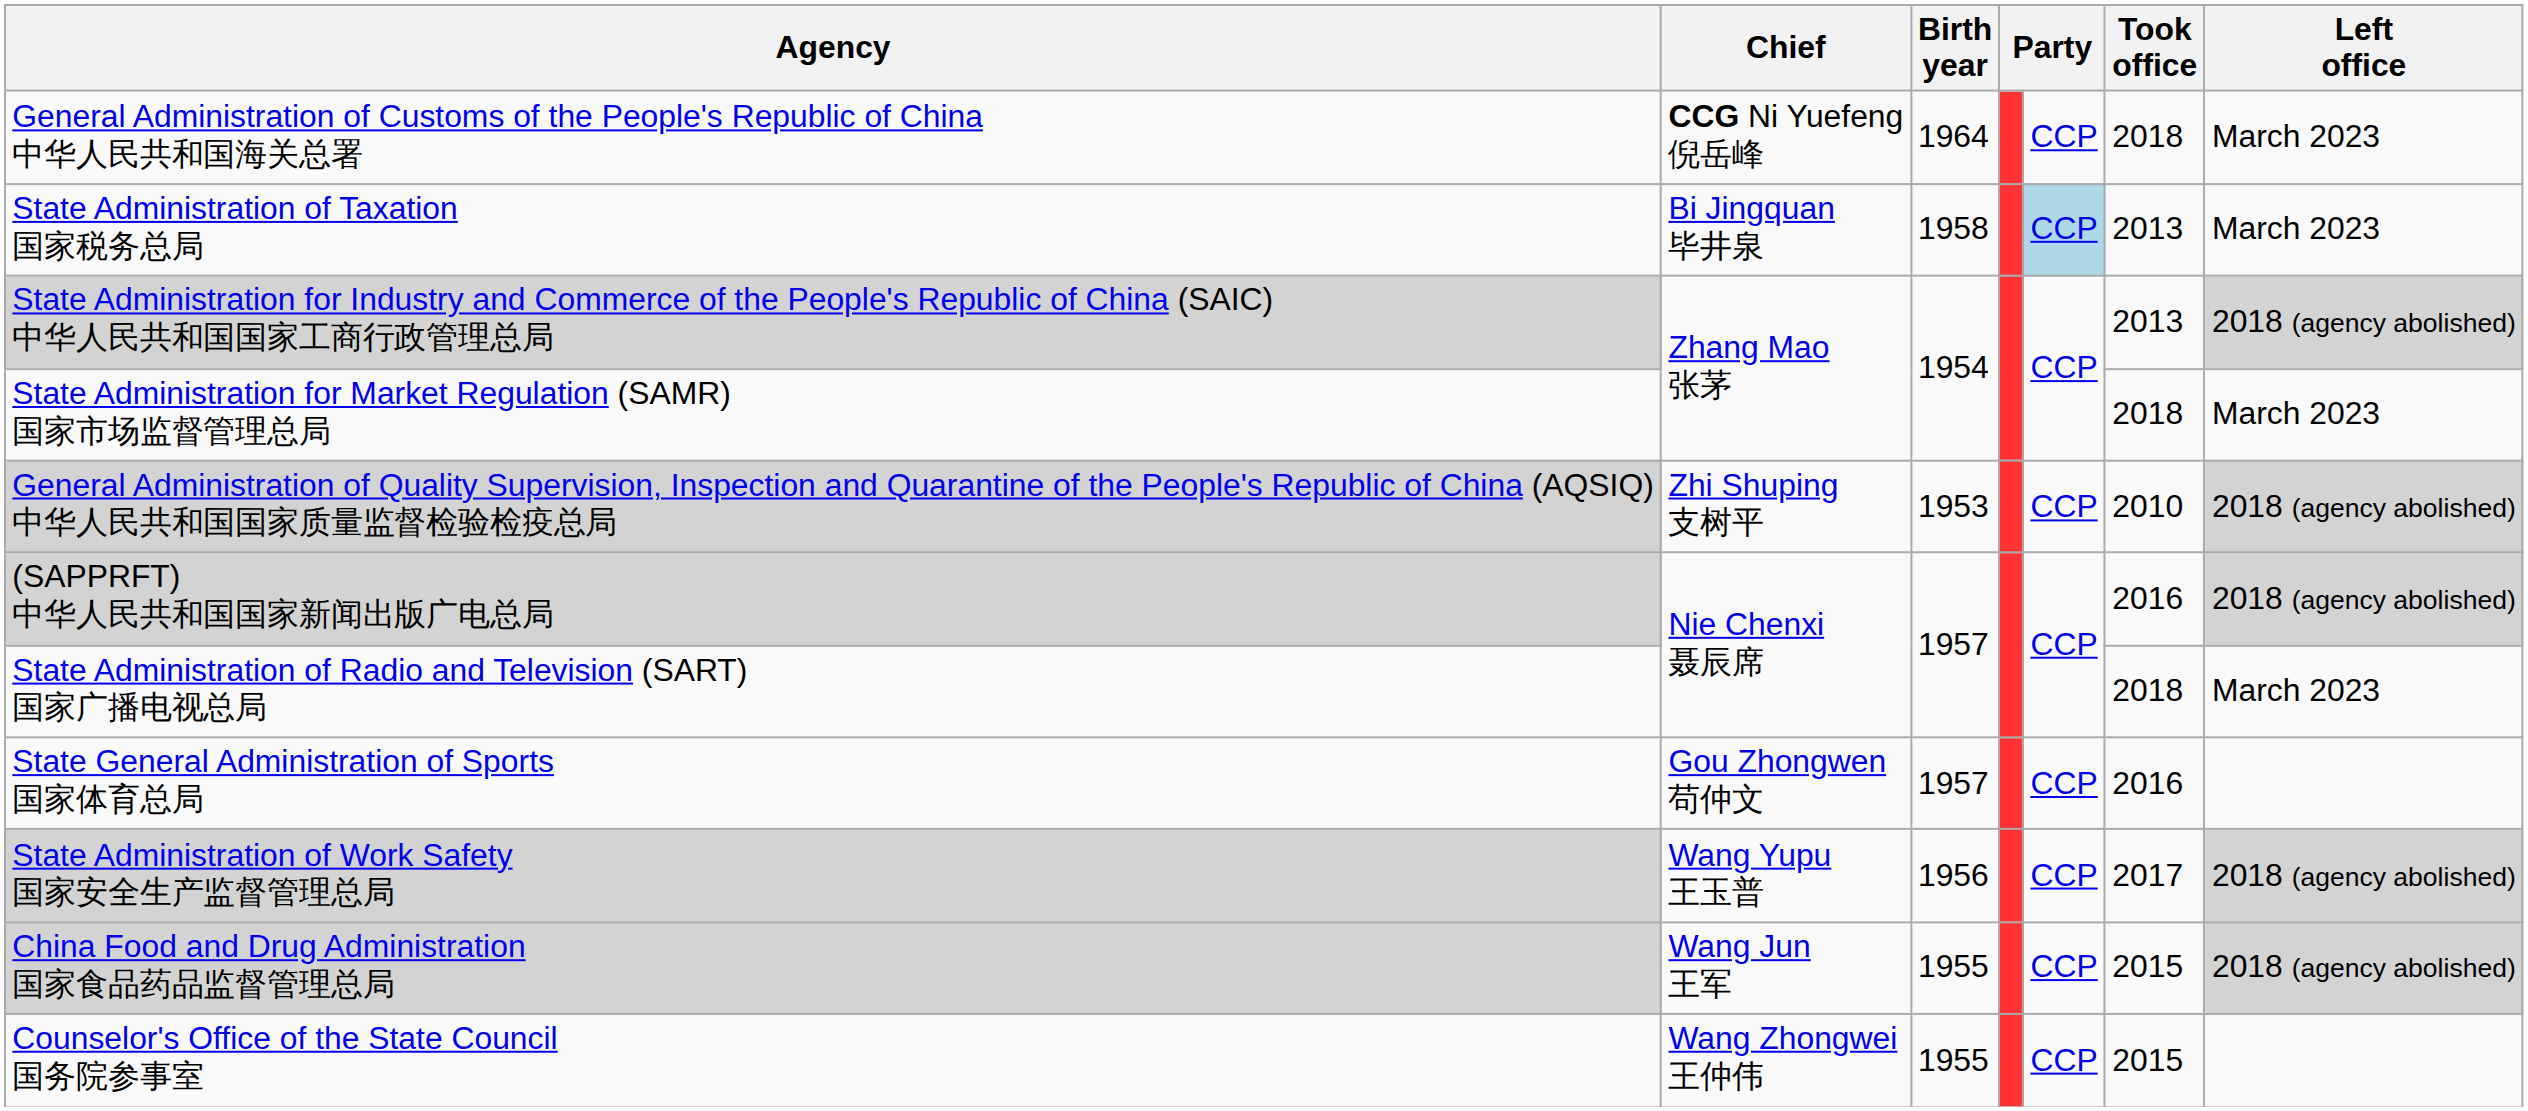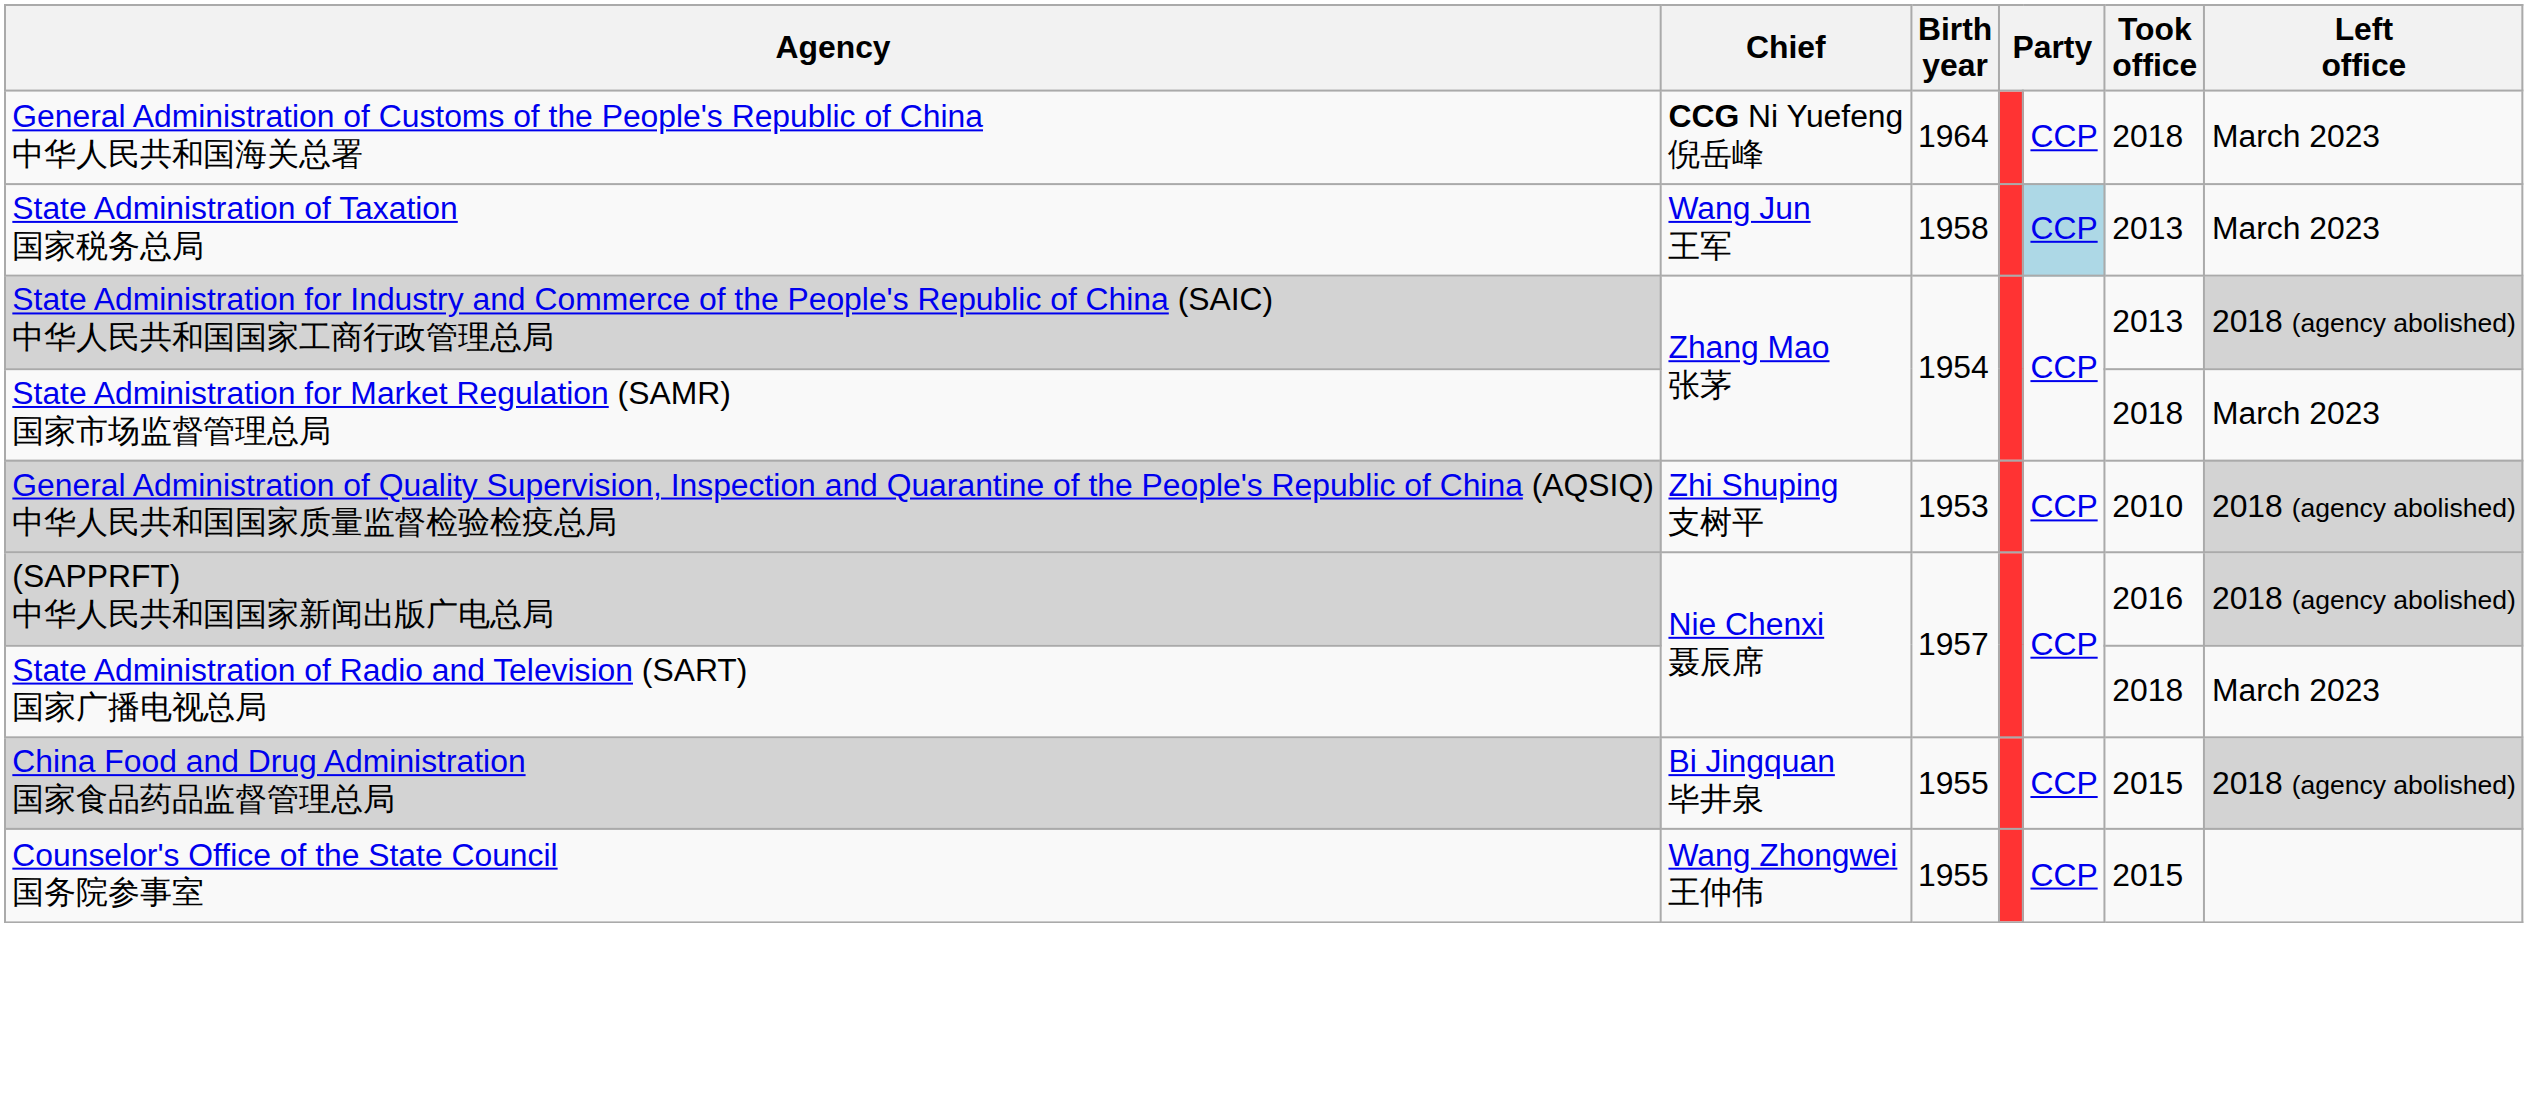(1752, 227) Bi Jingquan 毕井泉 -> (1740, 227) Wang Jun 王军
- row: (283, 780)
- row: (262, 873)
(1740, 965) Wang Jun 王军 -> (1752, 780) Bi Jingquan 毕井泉
